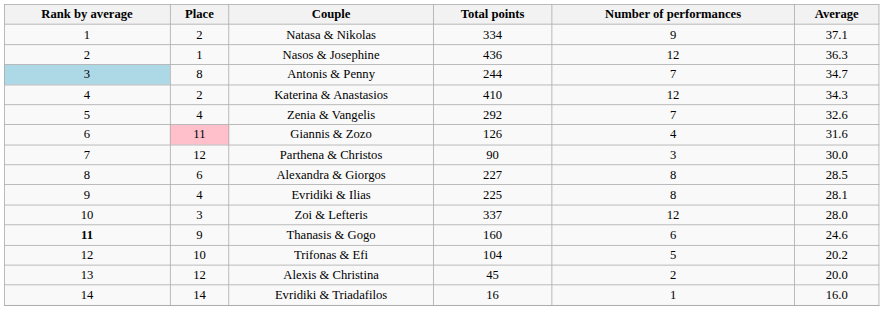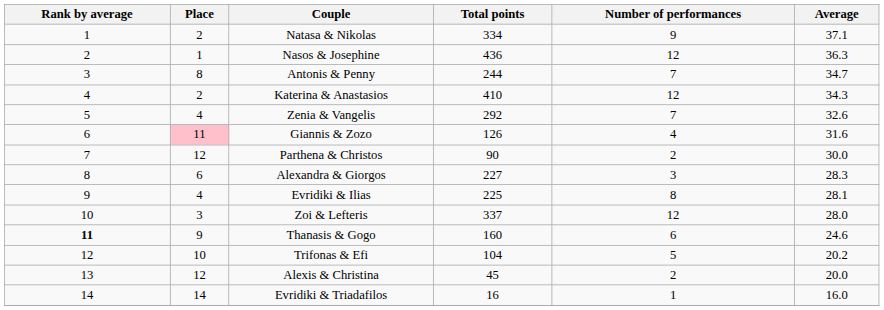(87, 74) lightblue background -> (87, 74) no background
(673, 154) 3 -> (673, 154) 2
(673, 174) 8 -> (673, 174) 3
(837, 174) 28.5 -> (837, 174) 28.3
